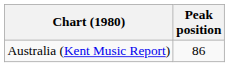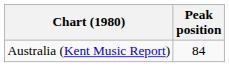(199, 51) 86 -> (199, 51) 84
